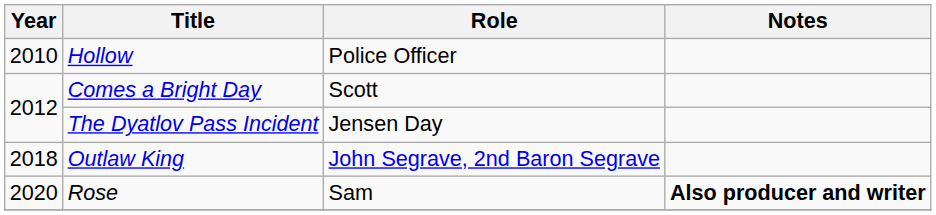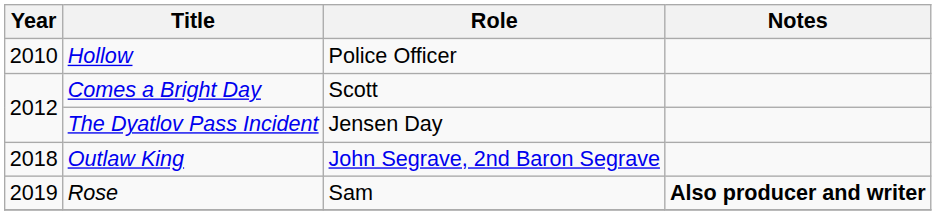(34, 192) 2020 -> (34, 192) 2019
